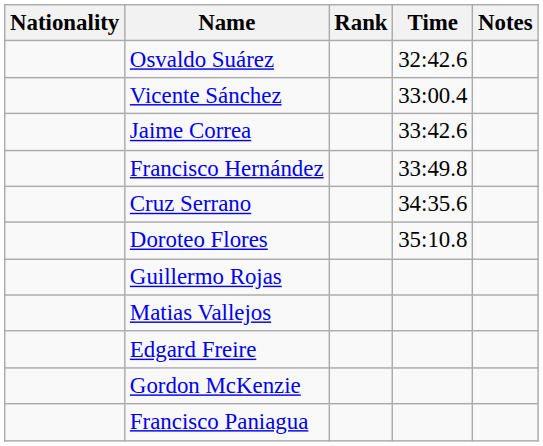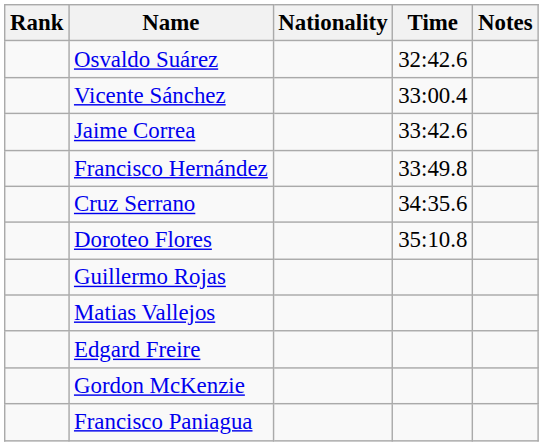columns swapped: (361, 22) <-> (65, 22)
